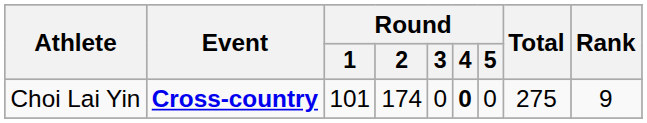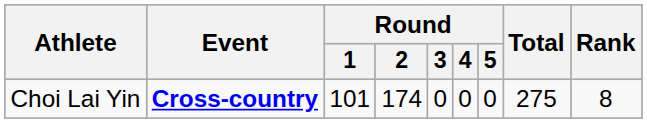(465, 99) bold -> (465, 99) normal
(606, 99) 9 -> (606, 99) 8
